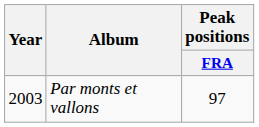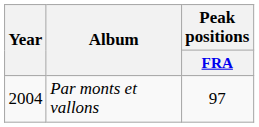(25, 98) 2003 -> (25, 98) 2004
